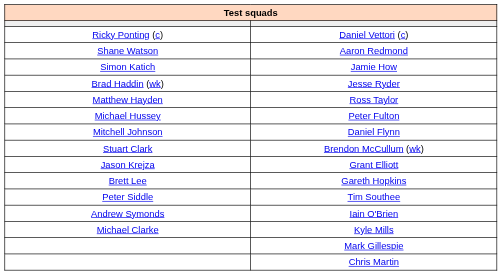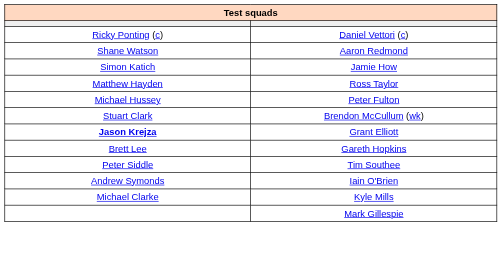- row: (374, 83)
- row: (374, 132)
(128, 165) normal -> (128, 132) bold
- row: (374, 262)
